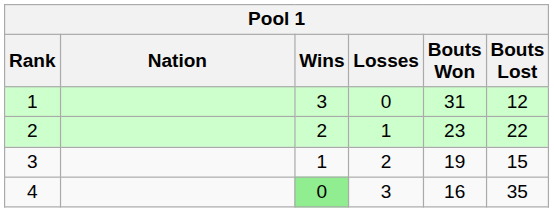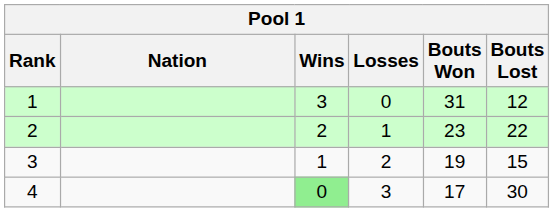(455, 191) 16 -> (455, 191) 17
(517, 191) 35 -> (517, 191) 30
